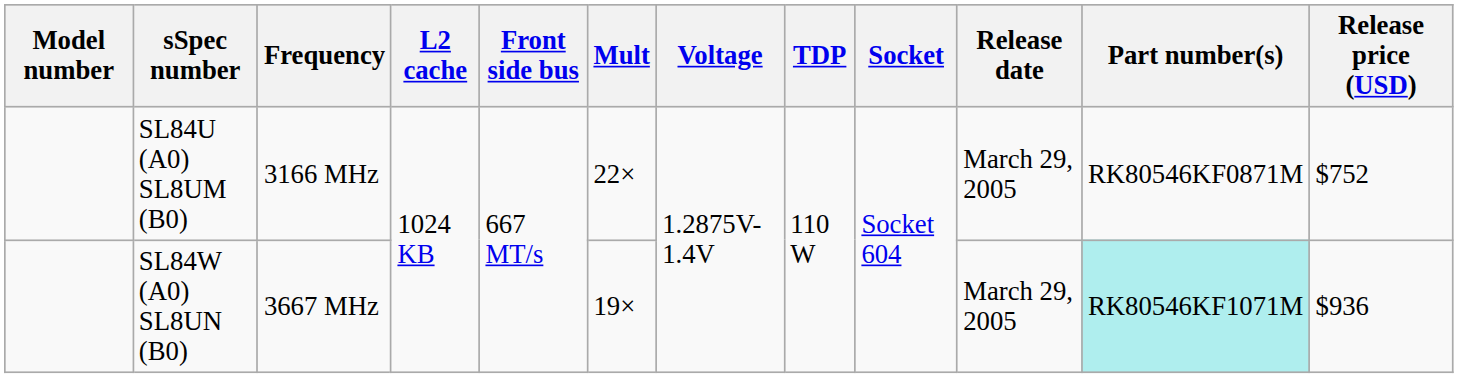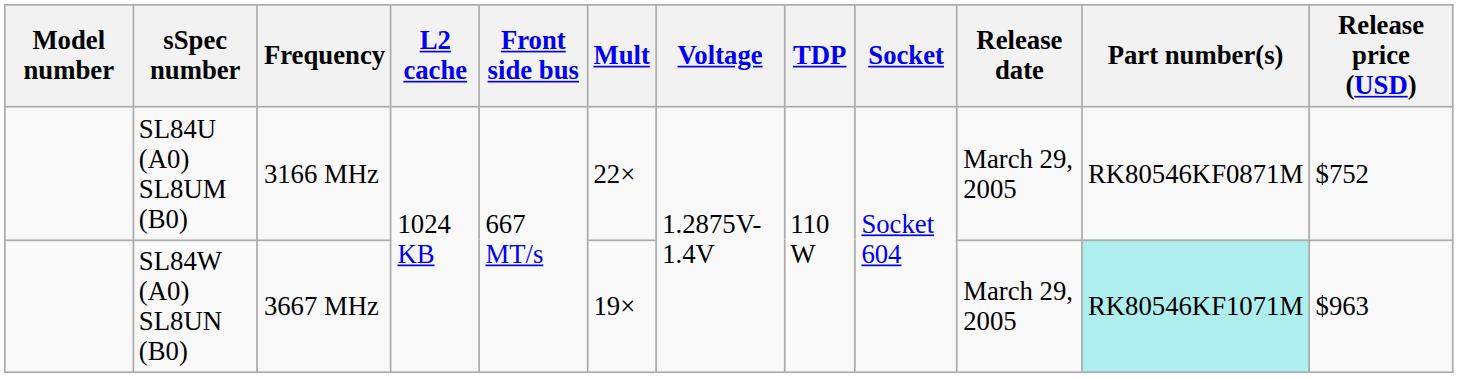(1342, 305) $936 -> (1342, 305) $963
